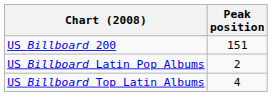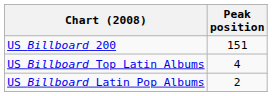rows swapped: (106, 82) <-> (106, 64)
